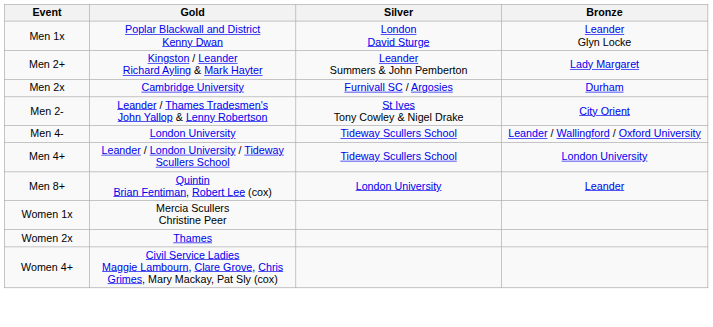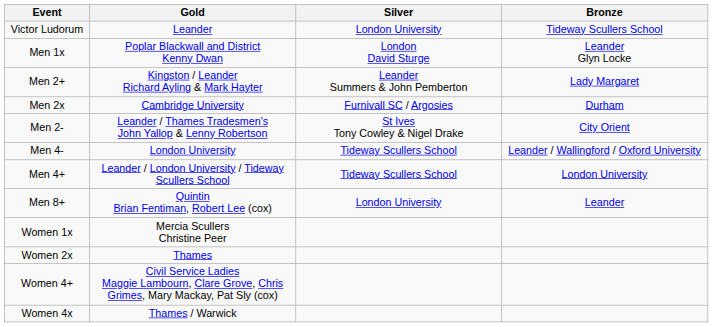+ row: (47, 30)
+ row: (47, 313)
